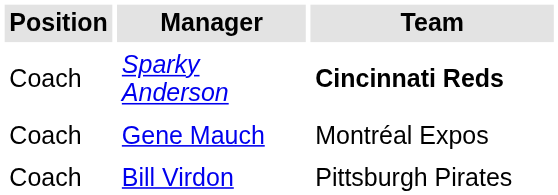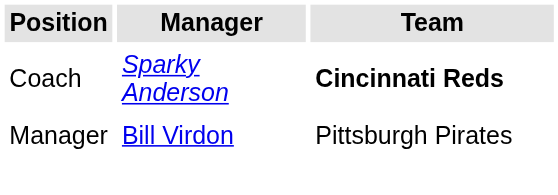- row: (193, 135)
(45, 177) Coach -> (59, 135) Manager
